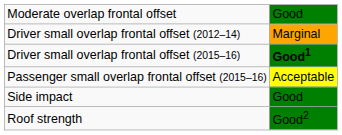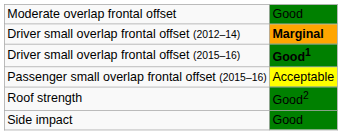(296, 34) normal -> (298, 34) bold
rows swapped: (40, 96) <-> (45, 118)
